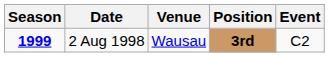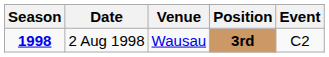(35, 40) 1999 -> (35, 40) 1998
